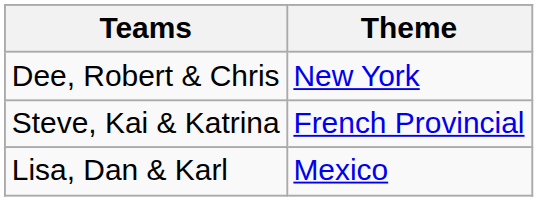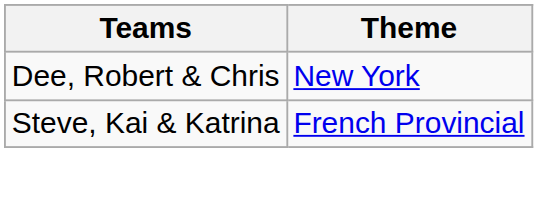- row: (120, 170)
